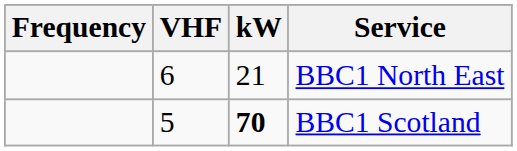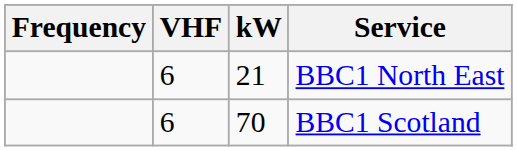(167, 121) 5 -> (167, 121) 6
(251, 121) bold -> (251, 121) normal
